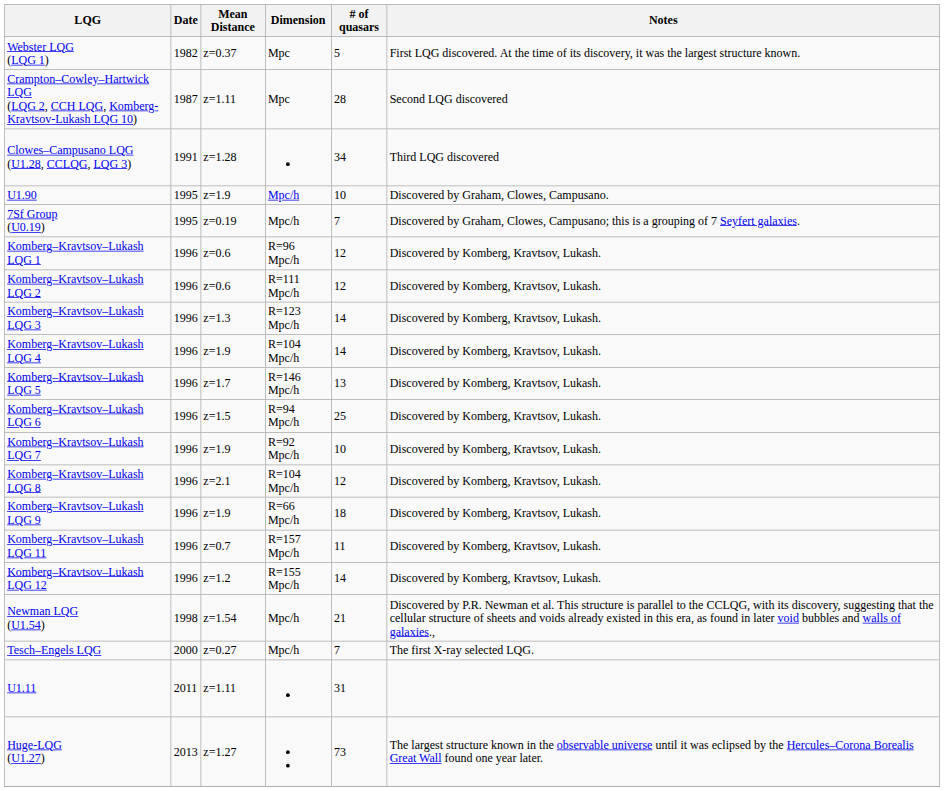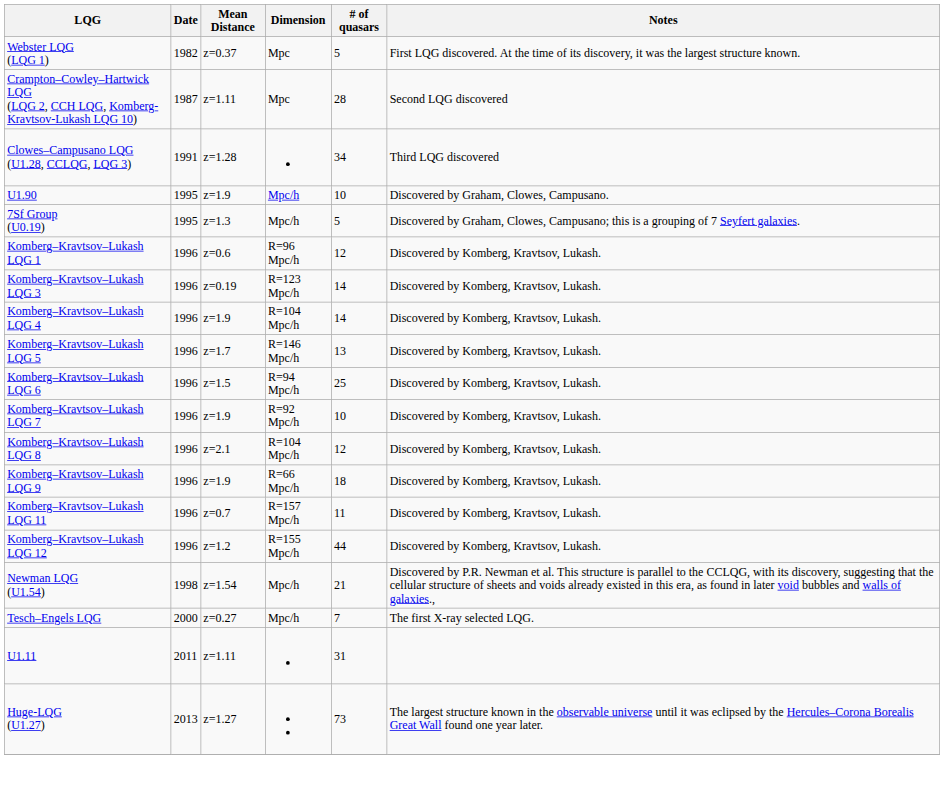(220, 220) z=0.19 -> (217, 220) z=1.3
(337, 220) 7 -> (337, 220) 5
- row: (75, 285)
(217, 318) z=1.3 -> (220, 285) z=0.19
(340, 578) 14 -> (340, 546) 44
